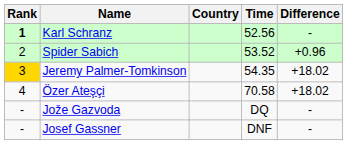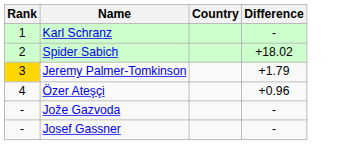- column: (259, 14)
(22, 33) bold -> (22, 33) normal
(310, 52) +0.96 -> (274, 52) +18.02
(310, 71) +18.02 -> (274, 71) +1.79
(310, 91) +18.02 -> (274, 91) +0.96
